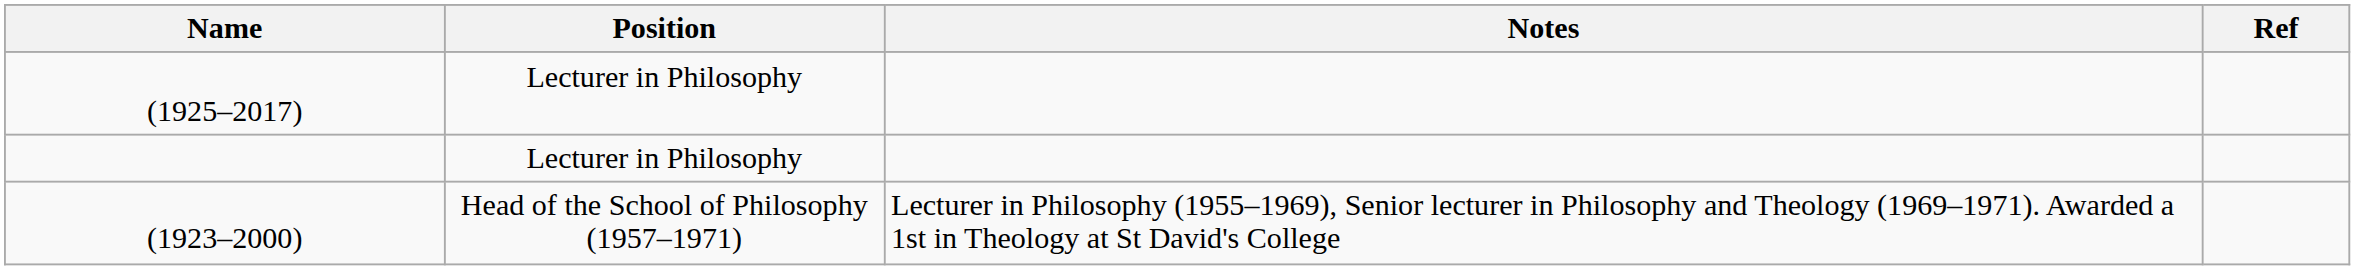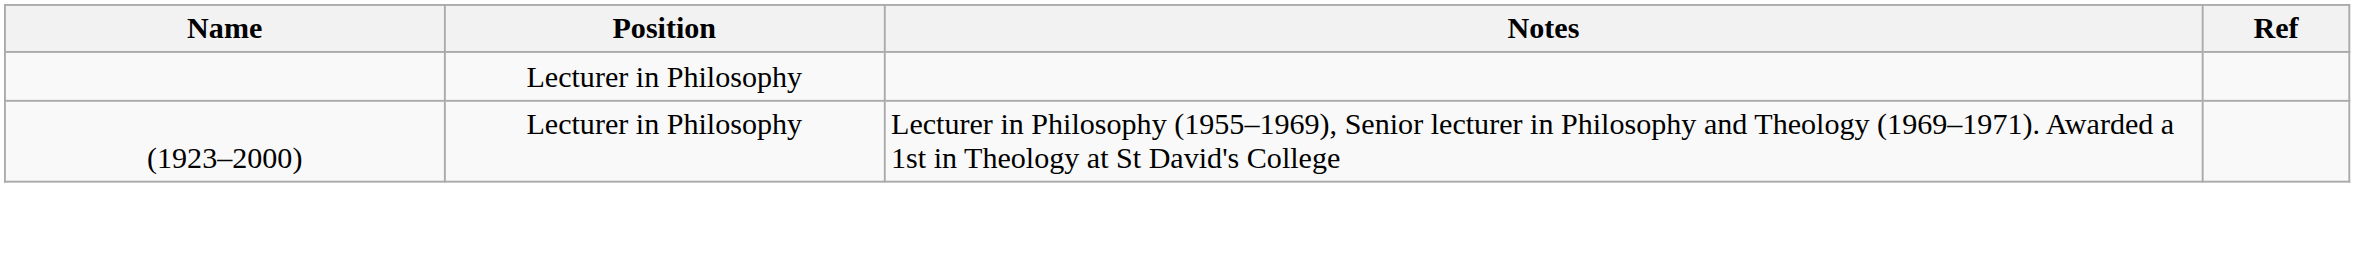- row: (225, 109)
(664, 222) Head of the School of Philosophy (1957–1971) -> (664, 123) Lecturer in Philosophy
